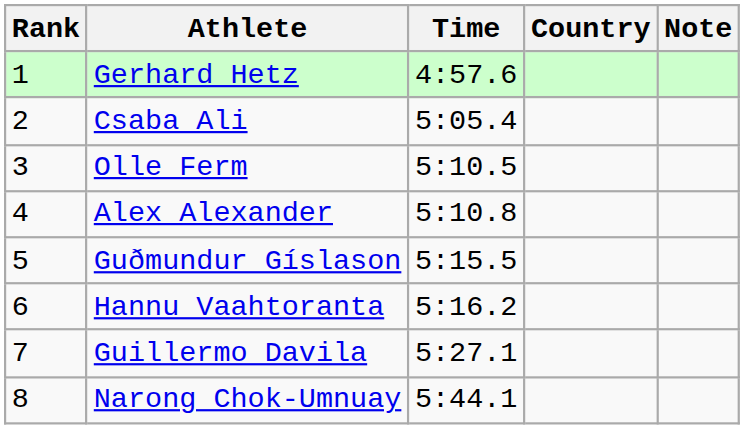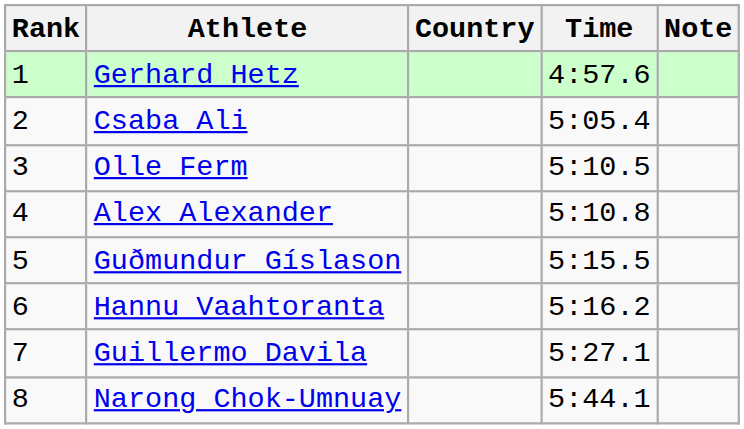columns swapped: (591, 28) <-> (466, 28)
